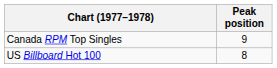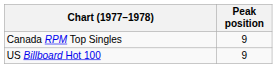(244, 55) 8 -> (244, 55) 9
